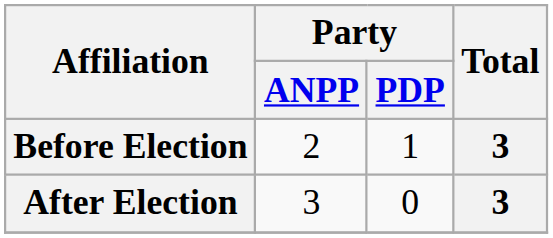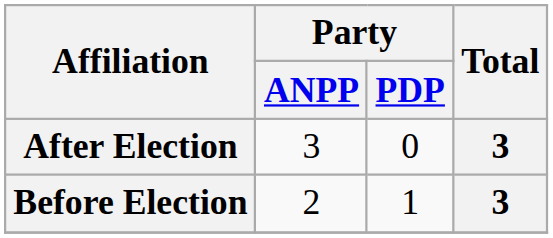rows swapped: (130, 145) <-> (130, 202)
